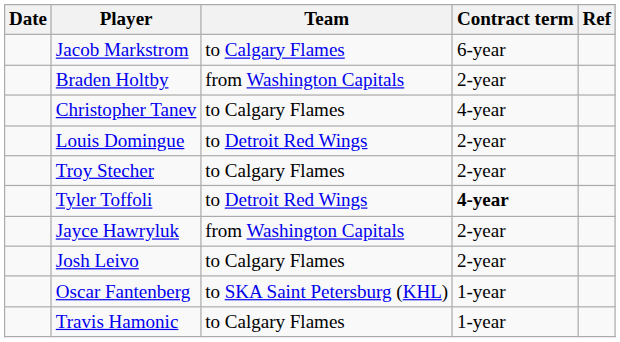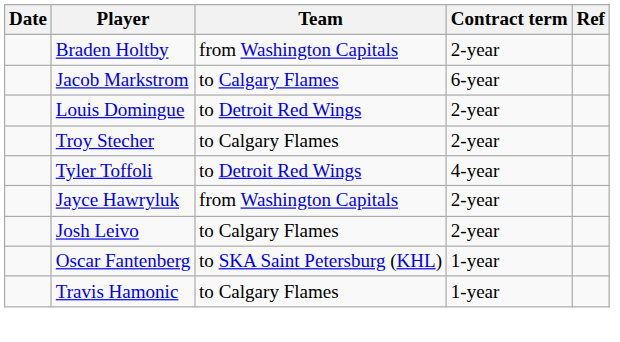rows swapped: (112, 79) <-> (122, 49)
- row: (126, 110)
(483, 200) bold -> (475, 170) normal
